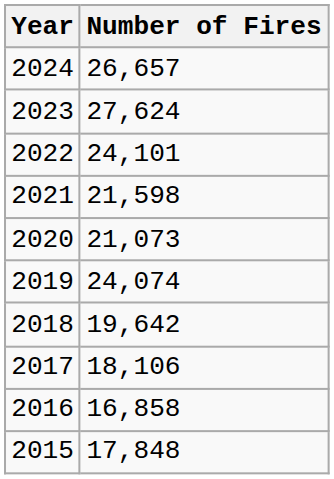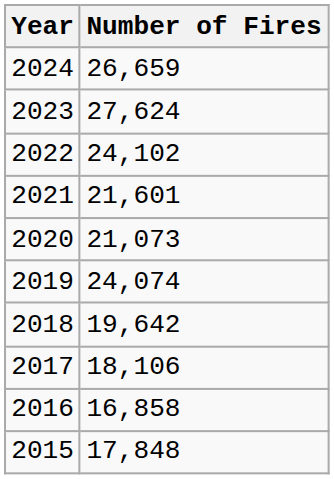(133, 69) 26,657 -> (133, 69) 26,659
(133, 154) 24,101 -> (133, 154) 24,102
(133, 197) 21,598 -> (133, 197) 21,601
